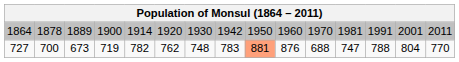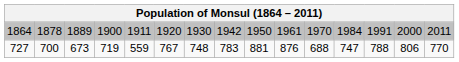(140, 31) 1914 -> (139, 31) 1911
(290, 31) 1960 -> (289, 31) 1961
(350, 31) 1981 -> (349, 31) 1984
(410, 31) 2001 -> (410, 31) 2000
(140, 48) 782 -> (139, 48) 559
(170, 48) 762 -> (169, 48) 767
(260, 48) lightsalmon background -> (259, 48) no background
(410, 48) 804 -> (410, 48) 806
